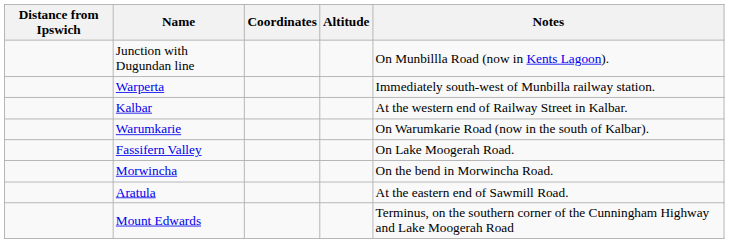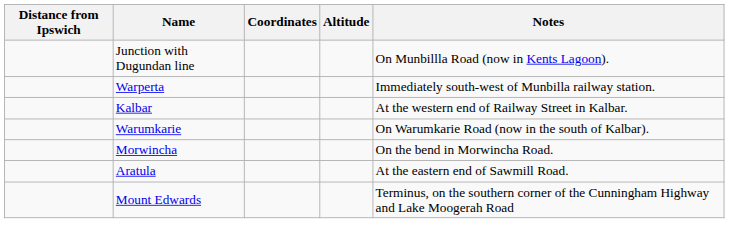- row: (159, 150)
